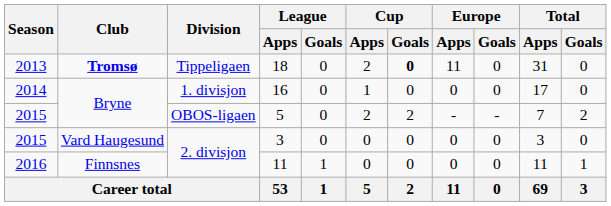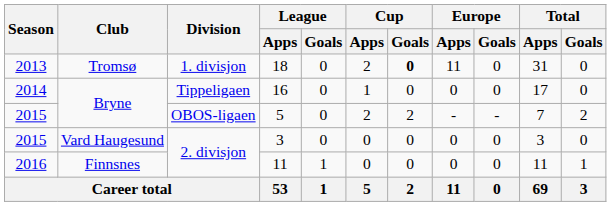(112, 66) bold -> (112, 66) normal
(213, 66) Tippeligaen -> (213, 66) 1. divisjon
(213, 90) 1. divisjon -> (213, 90) Tippeligaen
